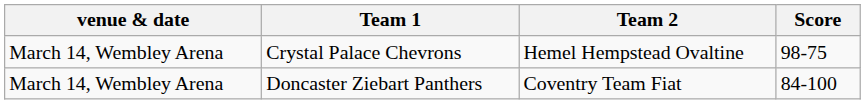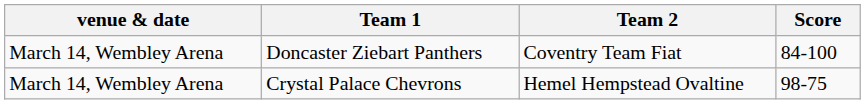rows swapped: (374, 83) <-> (364, 51)
